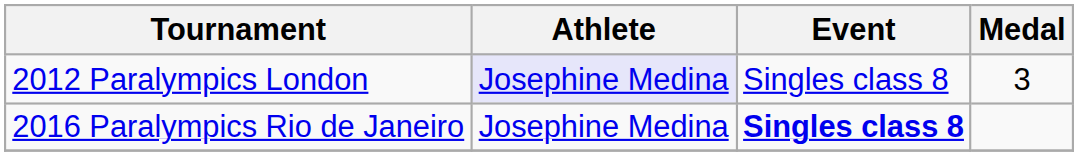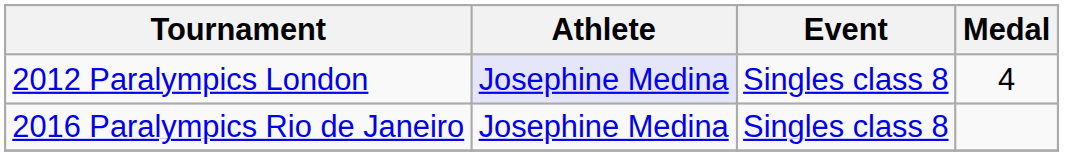(1022, 78) 3 -> (1007, 78) 4
(854, 127) bold -> (846, 127) normal
